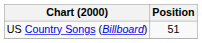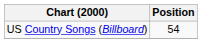(174, 30) 51 -> (174, 30) 54
